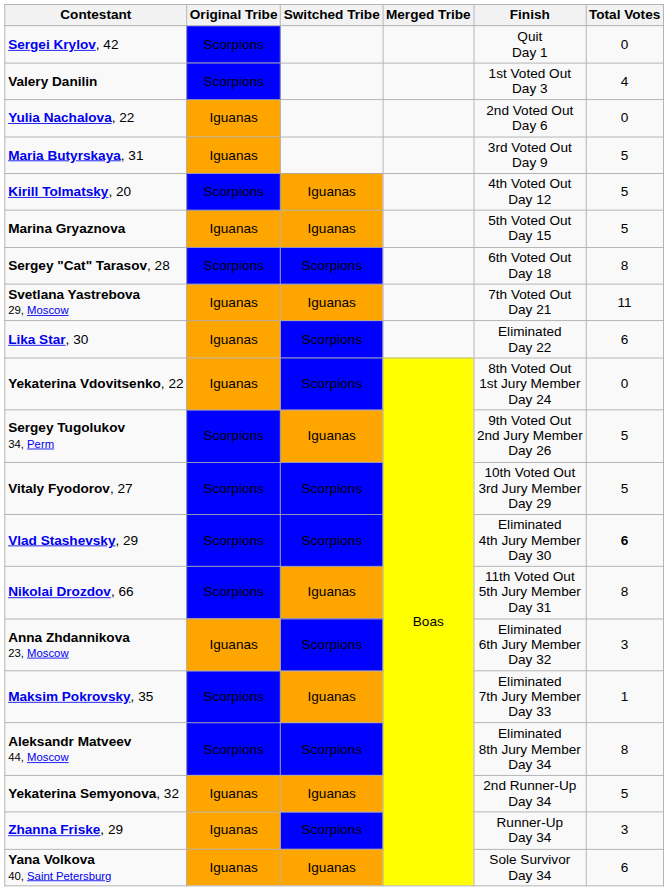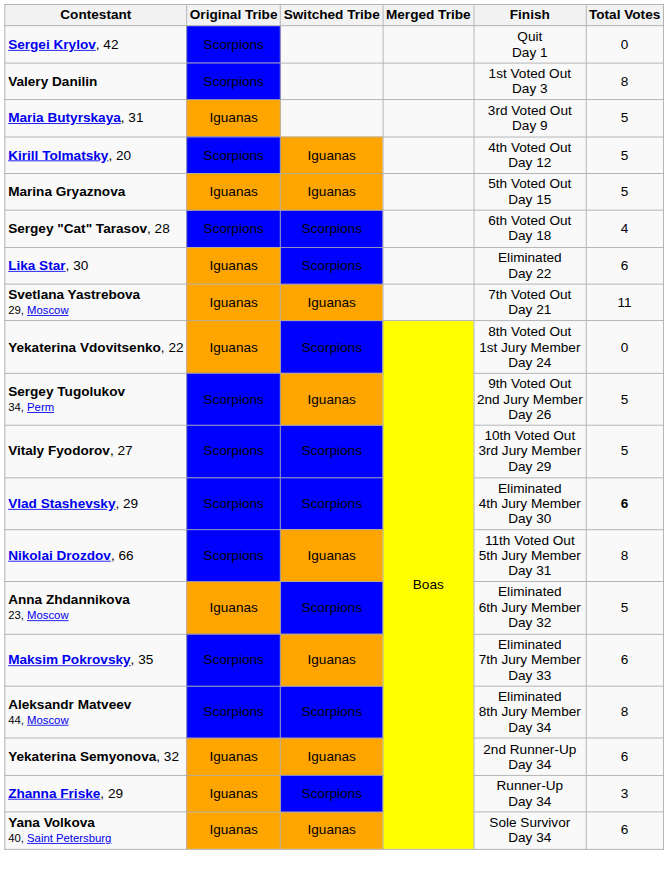(625, 81) 4 -> (625, 81) 8
- row: (71, 118)
(625, 265) 8 -> (625, 228) 4
rows swapped: (74, 302) <-> (48, 339)
(625, 644) 3 -> (625, 607) 5
(625, 696) 1 -> (625, 660) 6
(625, 793) 5 -> (625, 756) 6
